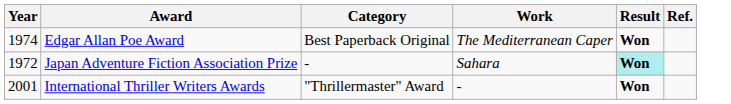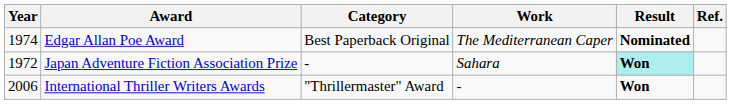(635, 39) Won -> (655, 39) Nominated
(23, 87) 2001 -> (23, 87) 2006
